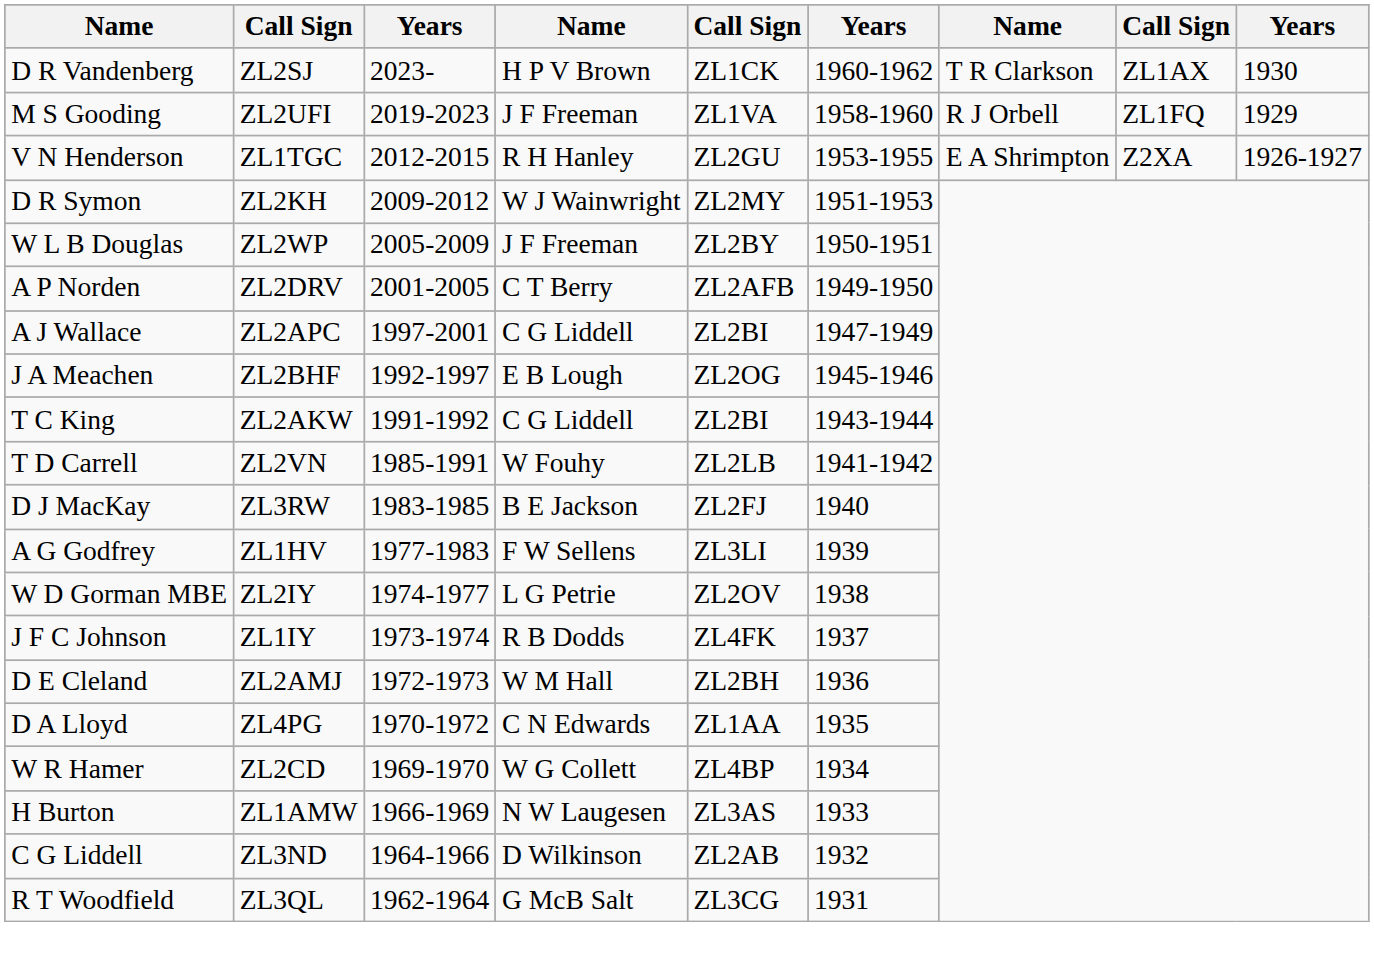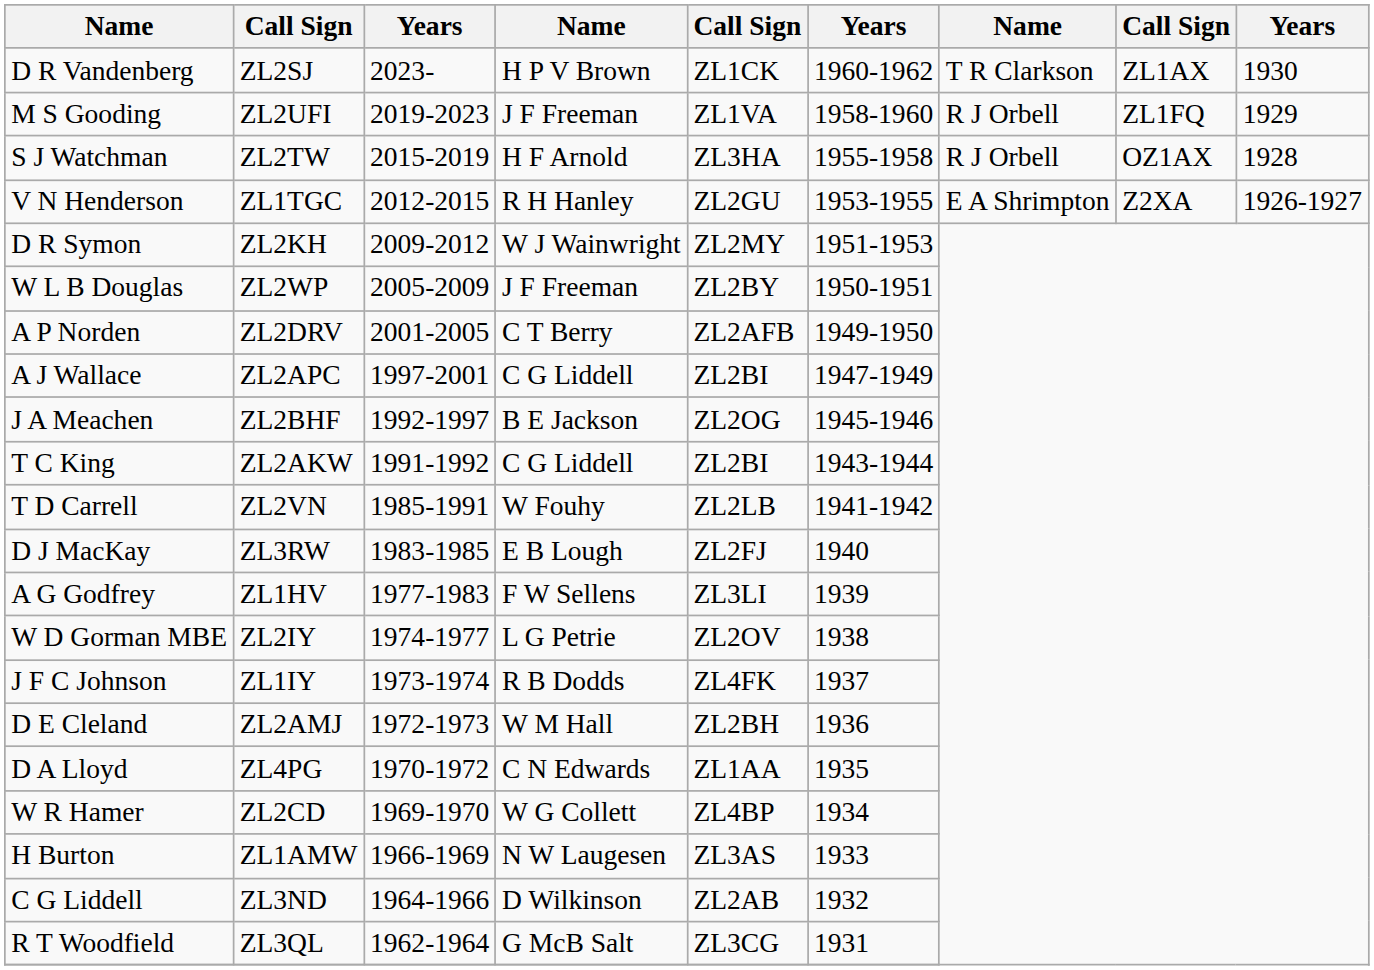+ row: (89, 157)
(562, 375) E B Lough -> (570, 419) B E Jackson
(570, 506) B E Jackson -> (562, 550) E B Lough
